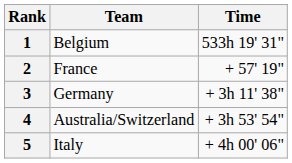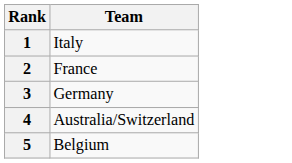- column: (243, 17)
(81, 42) Belgium -> (68, 42) Italy
(68, 145) Italy -> (81, 145) Belgium
